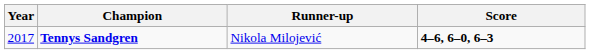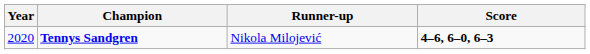(21, 37) 2017 -> (21, 37) 2020
